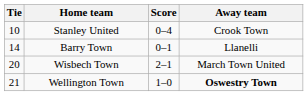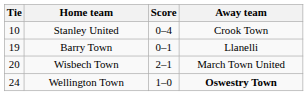(14, 47) 14 -> (14, 47) 19
(14, 82) 21 -> (14, 82) 24
